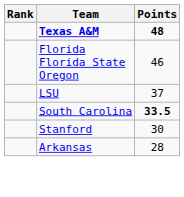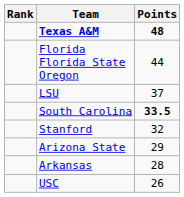(157, 62) 46 -> (157, 62) 44
(157, 129) 30 -> (157, 129) 32
+ row: (82, 147)
+ row: (49, 183)
